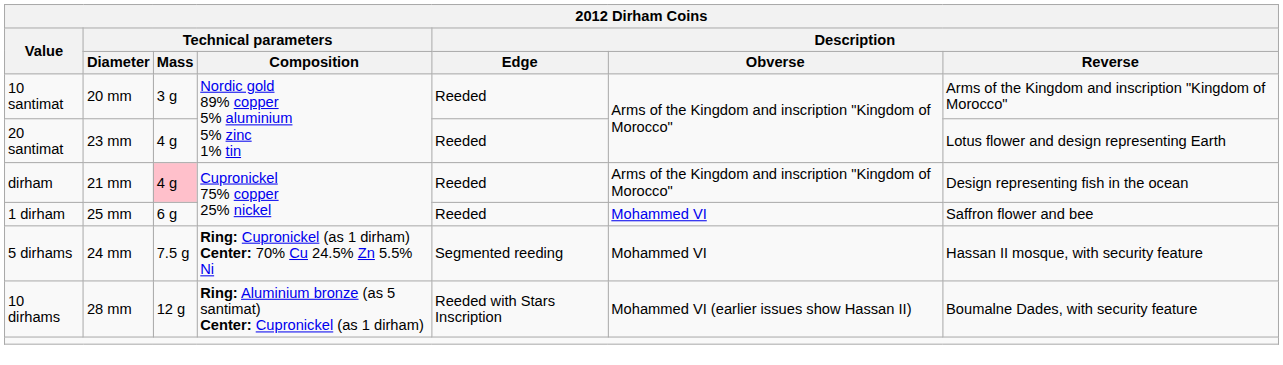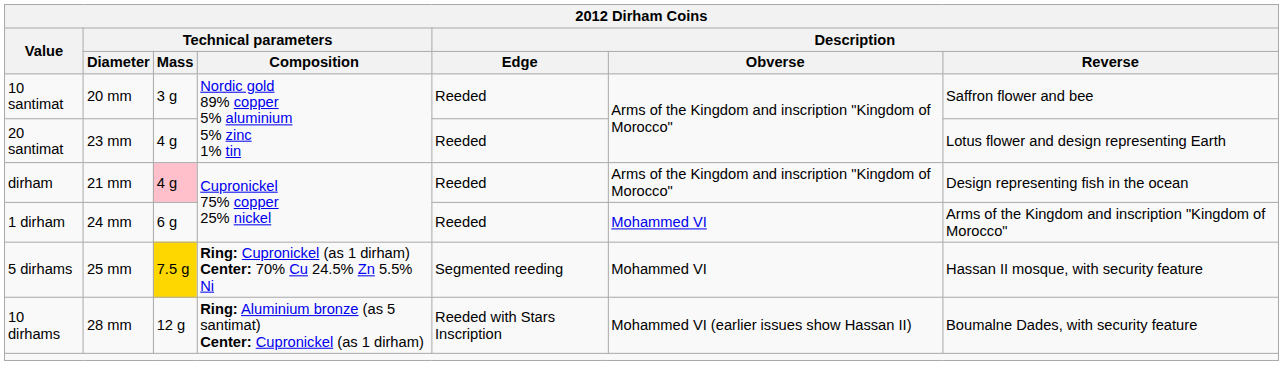(1106, 97) Arms of the Kingdom and inscription "Kingdom of Morocco" -> (1020, 97) Saffron flower and bee
(109, 214) 25 mm -> (109, 222) 24 mm
(1020, 214) Saffron flower and bee -> (1106, 222) Arms of the Kingdom and inscription "Kingdom of Morocco"
(109, 254) 24 mm -> (109, 270) 25 mm
(173, 254) no background -> (173, 270) gold background
